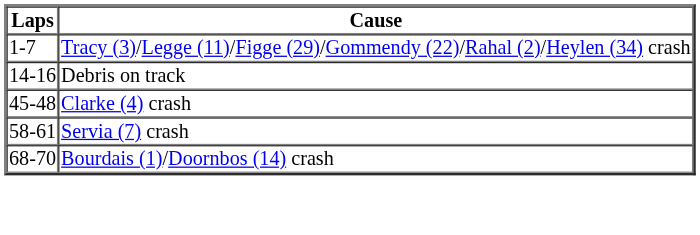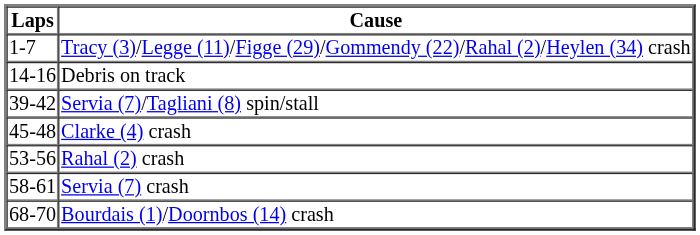+ row: (190, 103)
+ row: (123, 158)
